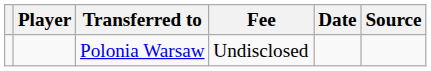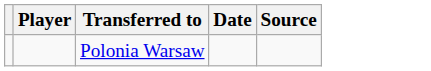- column: (261, 19)
